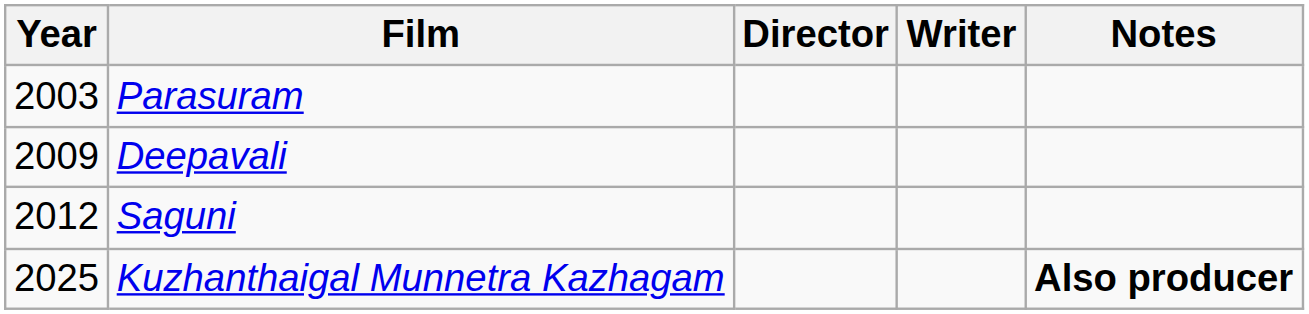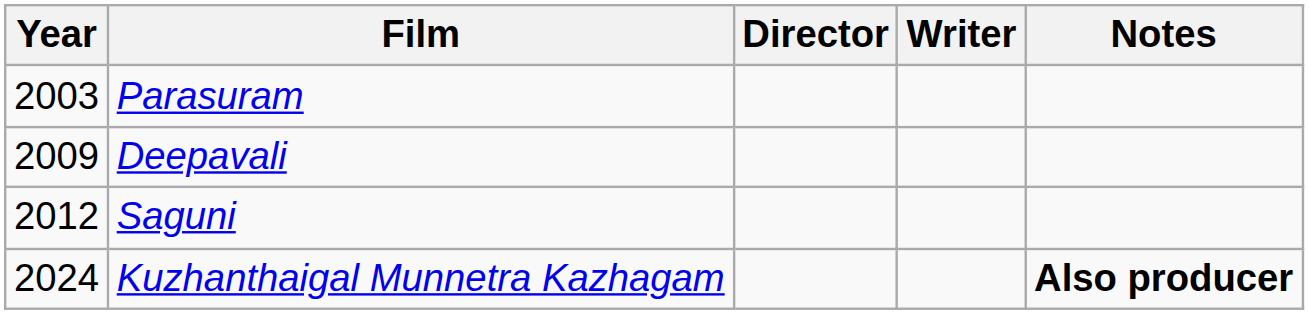(57, 277) 2025 -> (57, 277) 2024
